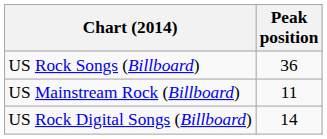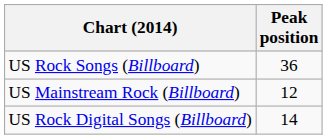(289, 92) 11 -> (289, 92) 12
